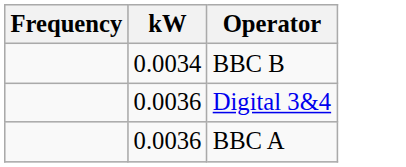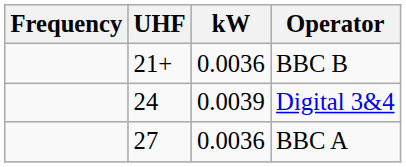+ column: (160, 24)
(167, 63) 0.0034 -> (231, 63) 0.0036
(167, 102) 0.0036 -> (231, 102) 0.0039
